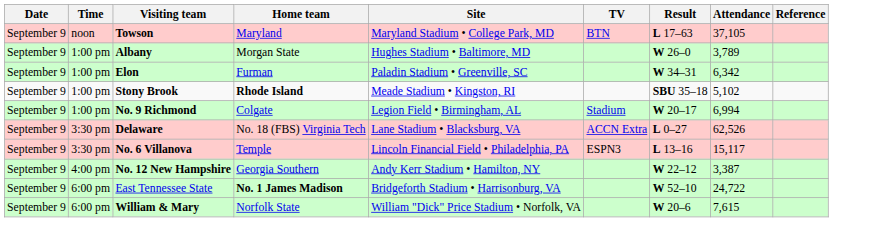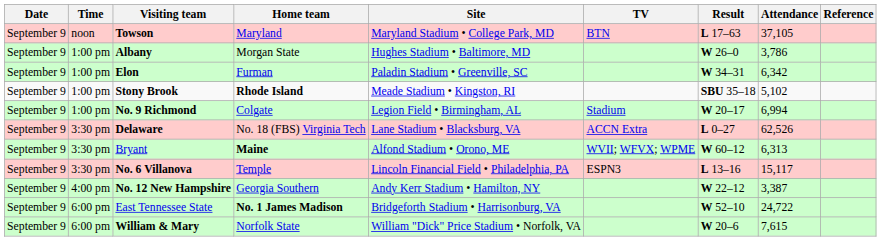(726, 52) 3,789 -> (774, 52) 3,786
+ row: (131, 149)
